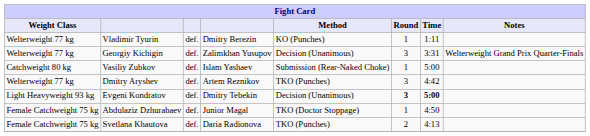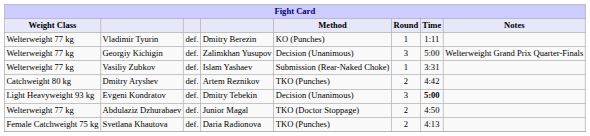(432, 53) 3:31 -> (432, 53) 5:00
(39, 67) Catchweight 80 kg -> (40, 67) Welterweight 77 kg
(432, 67) 5:00 -> (432, 67) 3:31
(40, 82) Welterweight 77 kg -> (39, 82) Catchweight 80 kg
(406, 82) 3 -> (406, 82) 2
(406, 96) bold -> (406, 96) normal
(52, 110) Female Catchweight 75 kg -> (40, 110) Welterweight 77 kg
(406, 110) 1 -> (406, 110) 2
